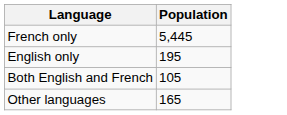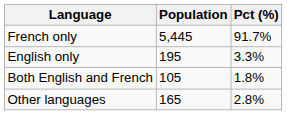+ column: (256, 15)
